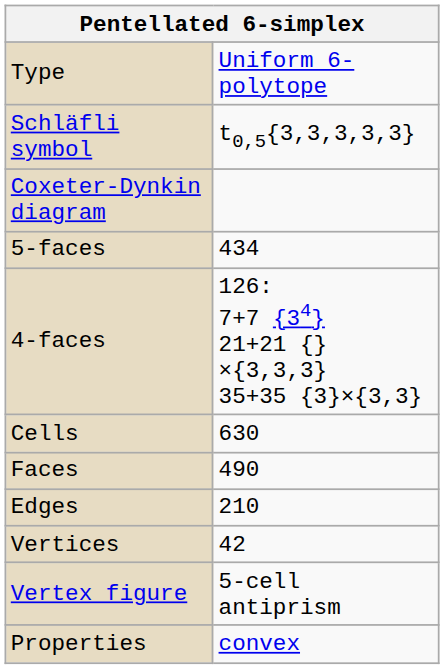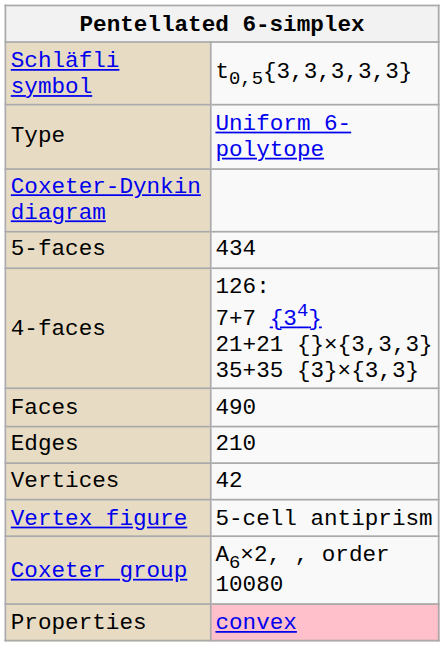rows swapped: (38, 74) <-> (65, 137)
- row: (45, 434)
+ row: (99, 570)
(259, 644) no background -> (256, 622) pink background
